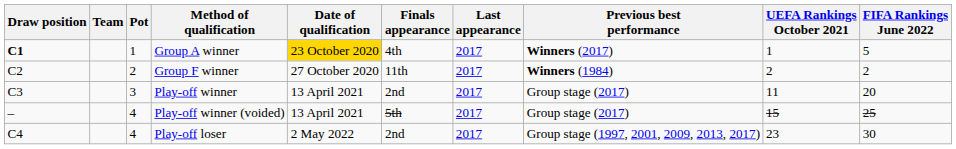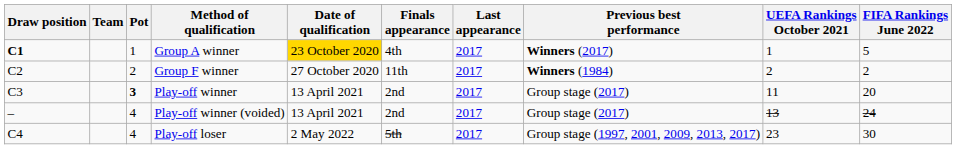(133, 92) normal -> (133, 92) bold
(393, 112) 5th -> (395, 112) 2nd
(773, 112) 15 -> (773, 112) 13
(869, 112) 25 -> (869, 112) 24
(395, 133) 2nd -> (393, 133) 5th
